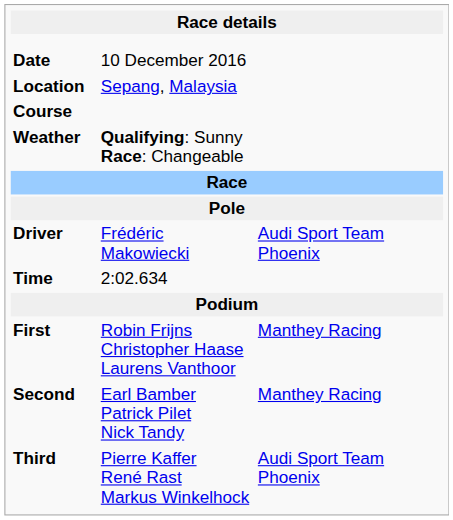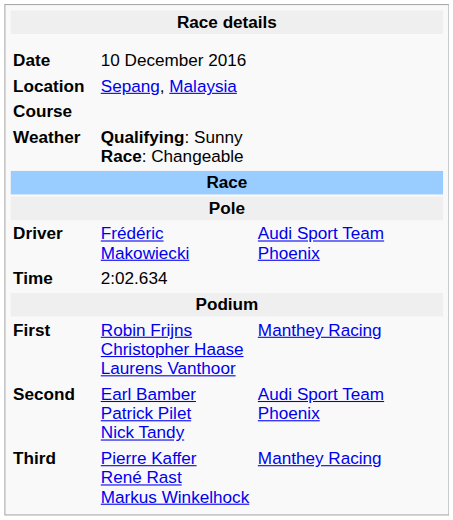(320, 394) Manthey Racing -> (321, 404) Audi Sport Team Phoenix
(321, 468) Audi Sport Team Phoenix -> (320, 458) Manthey Racing
